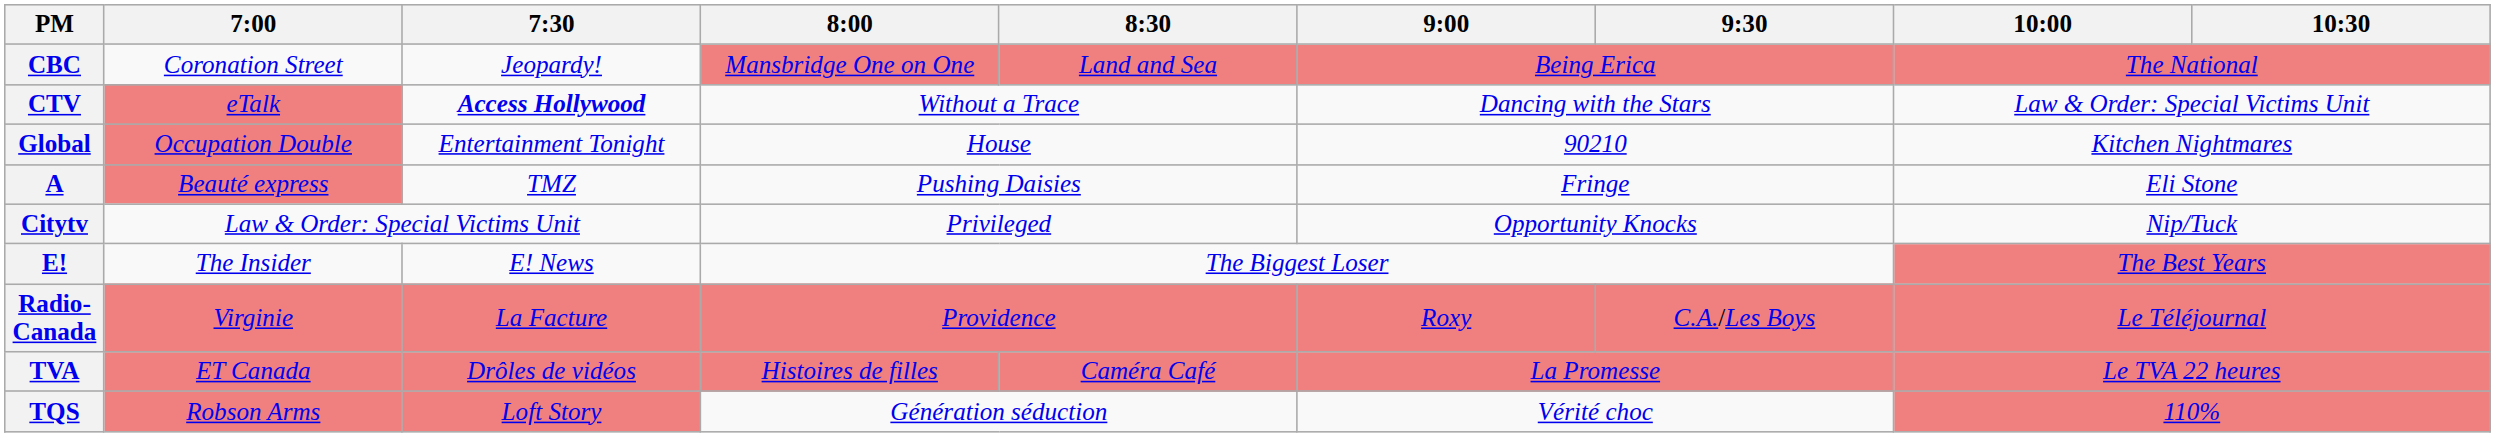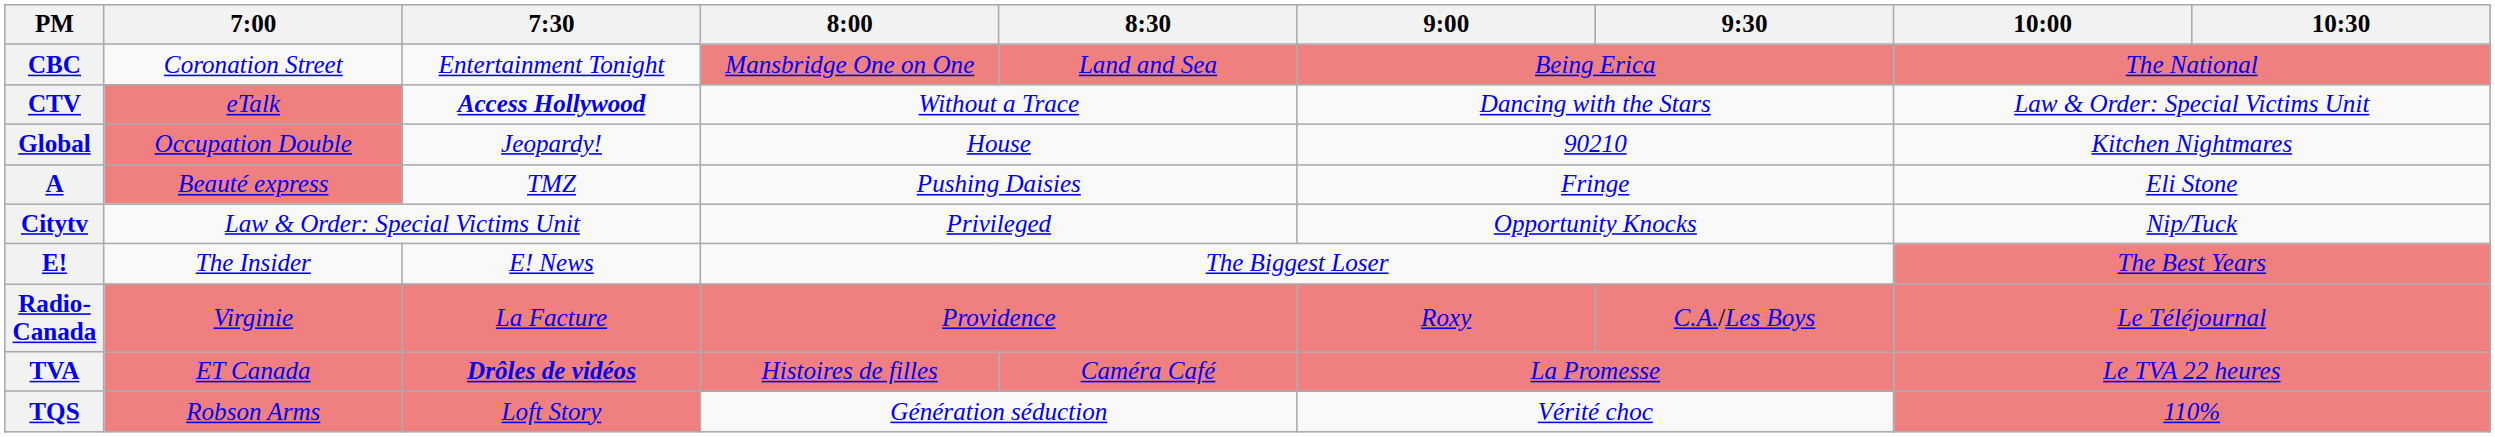(552, 64) Jeopardy! -> (552, 64) Entertainment Tonight
(552, 143) Entertainment Tonight -> (552, 143) Jeopardy!
(552, 371) normal -> (552, 371) bold
